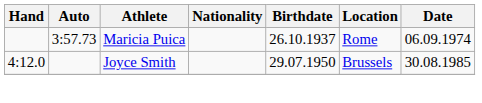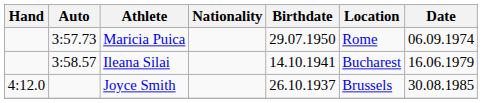(302, 39) 26.10.1937 -> (302, 39) 29.07.1950
+ row: (137, 62)
(302, 62) 29.07.1950 -> (302, 86) 26.10.1937
